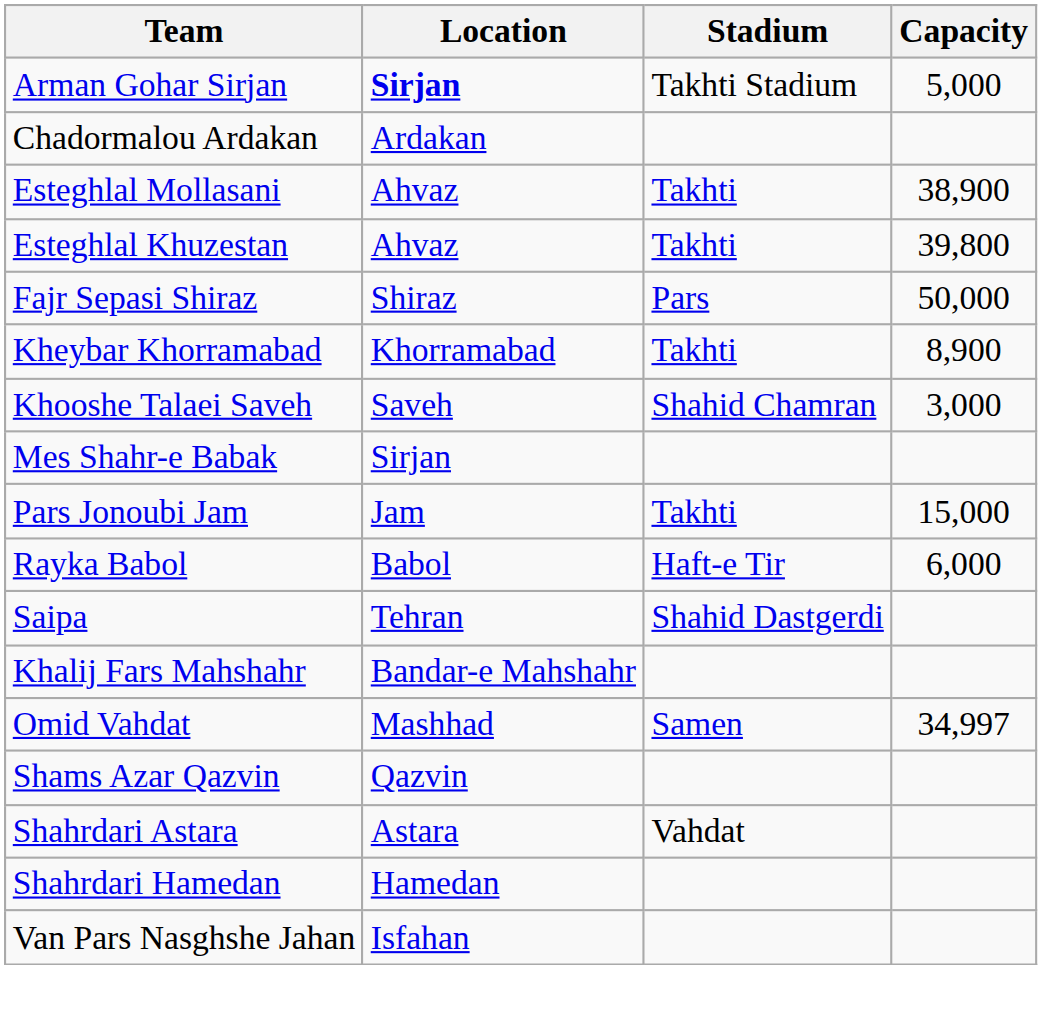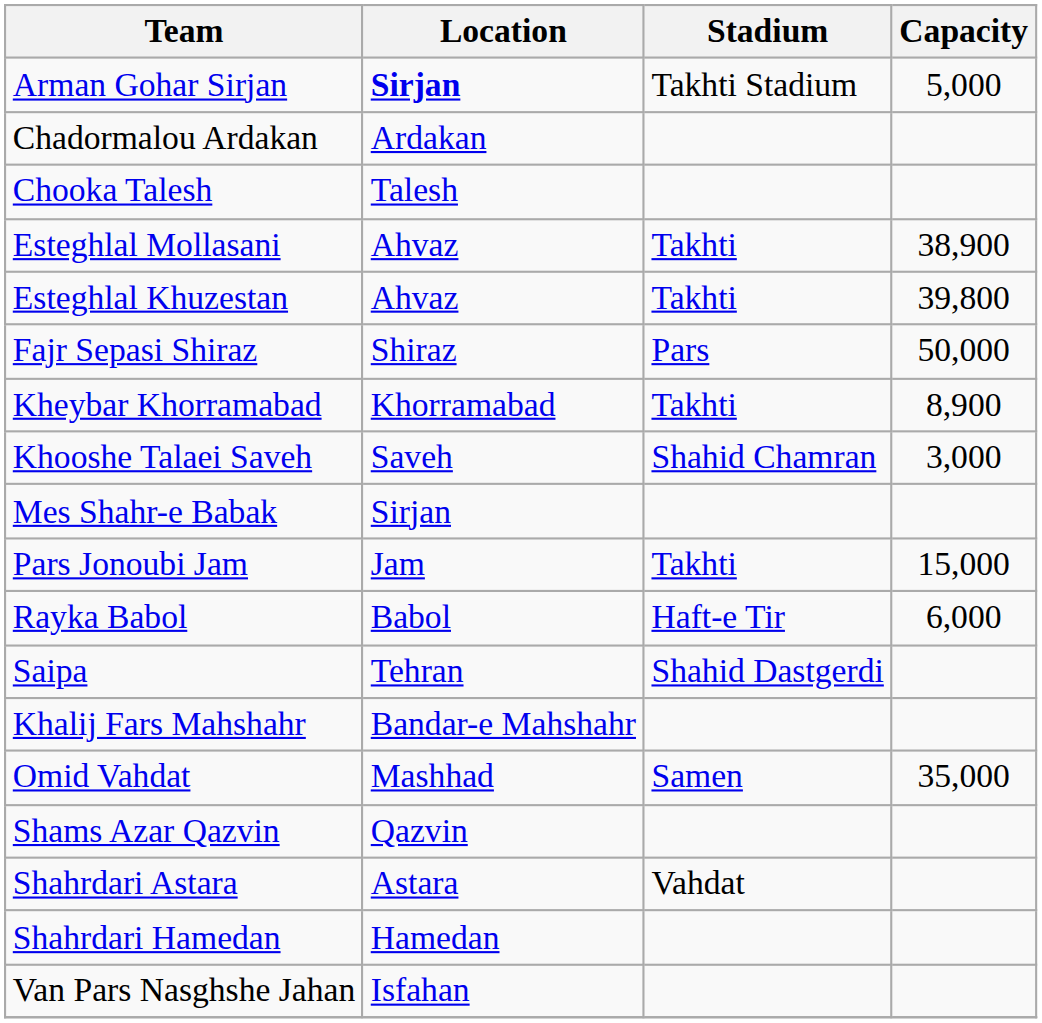+ row: (113, 191)
(964, 723) 34,997 -> (964, 777) 35,000
